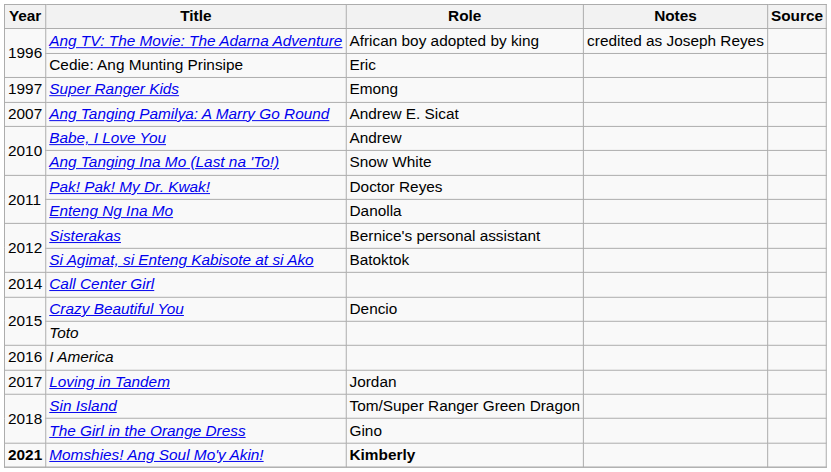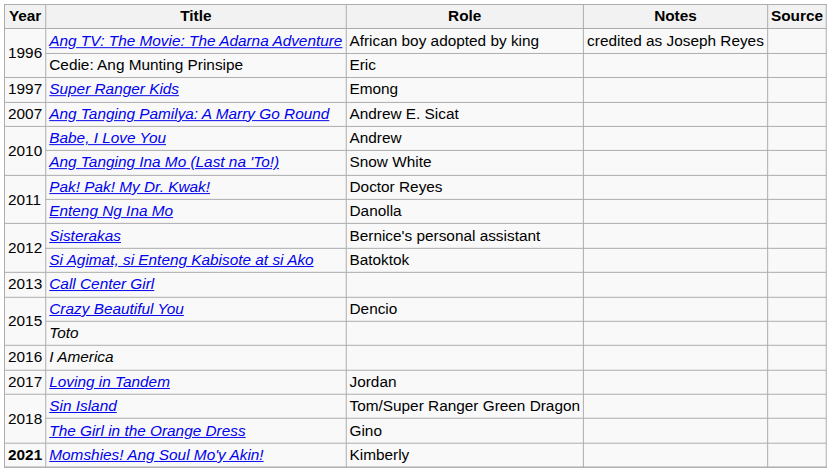(25, 284) 2014 -> (25, 284) 2013
(382, 455) bold -> (379, 455) normal
